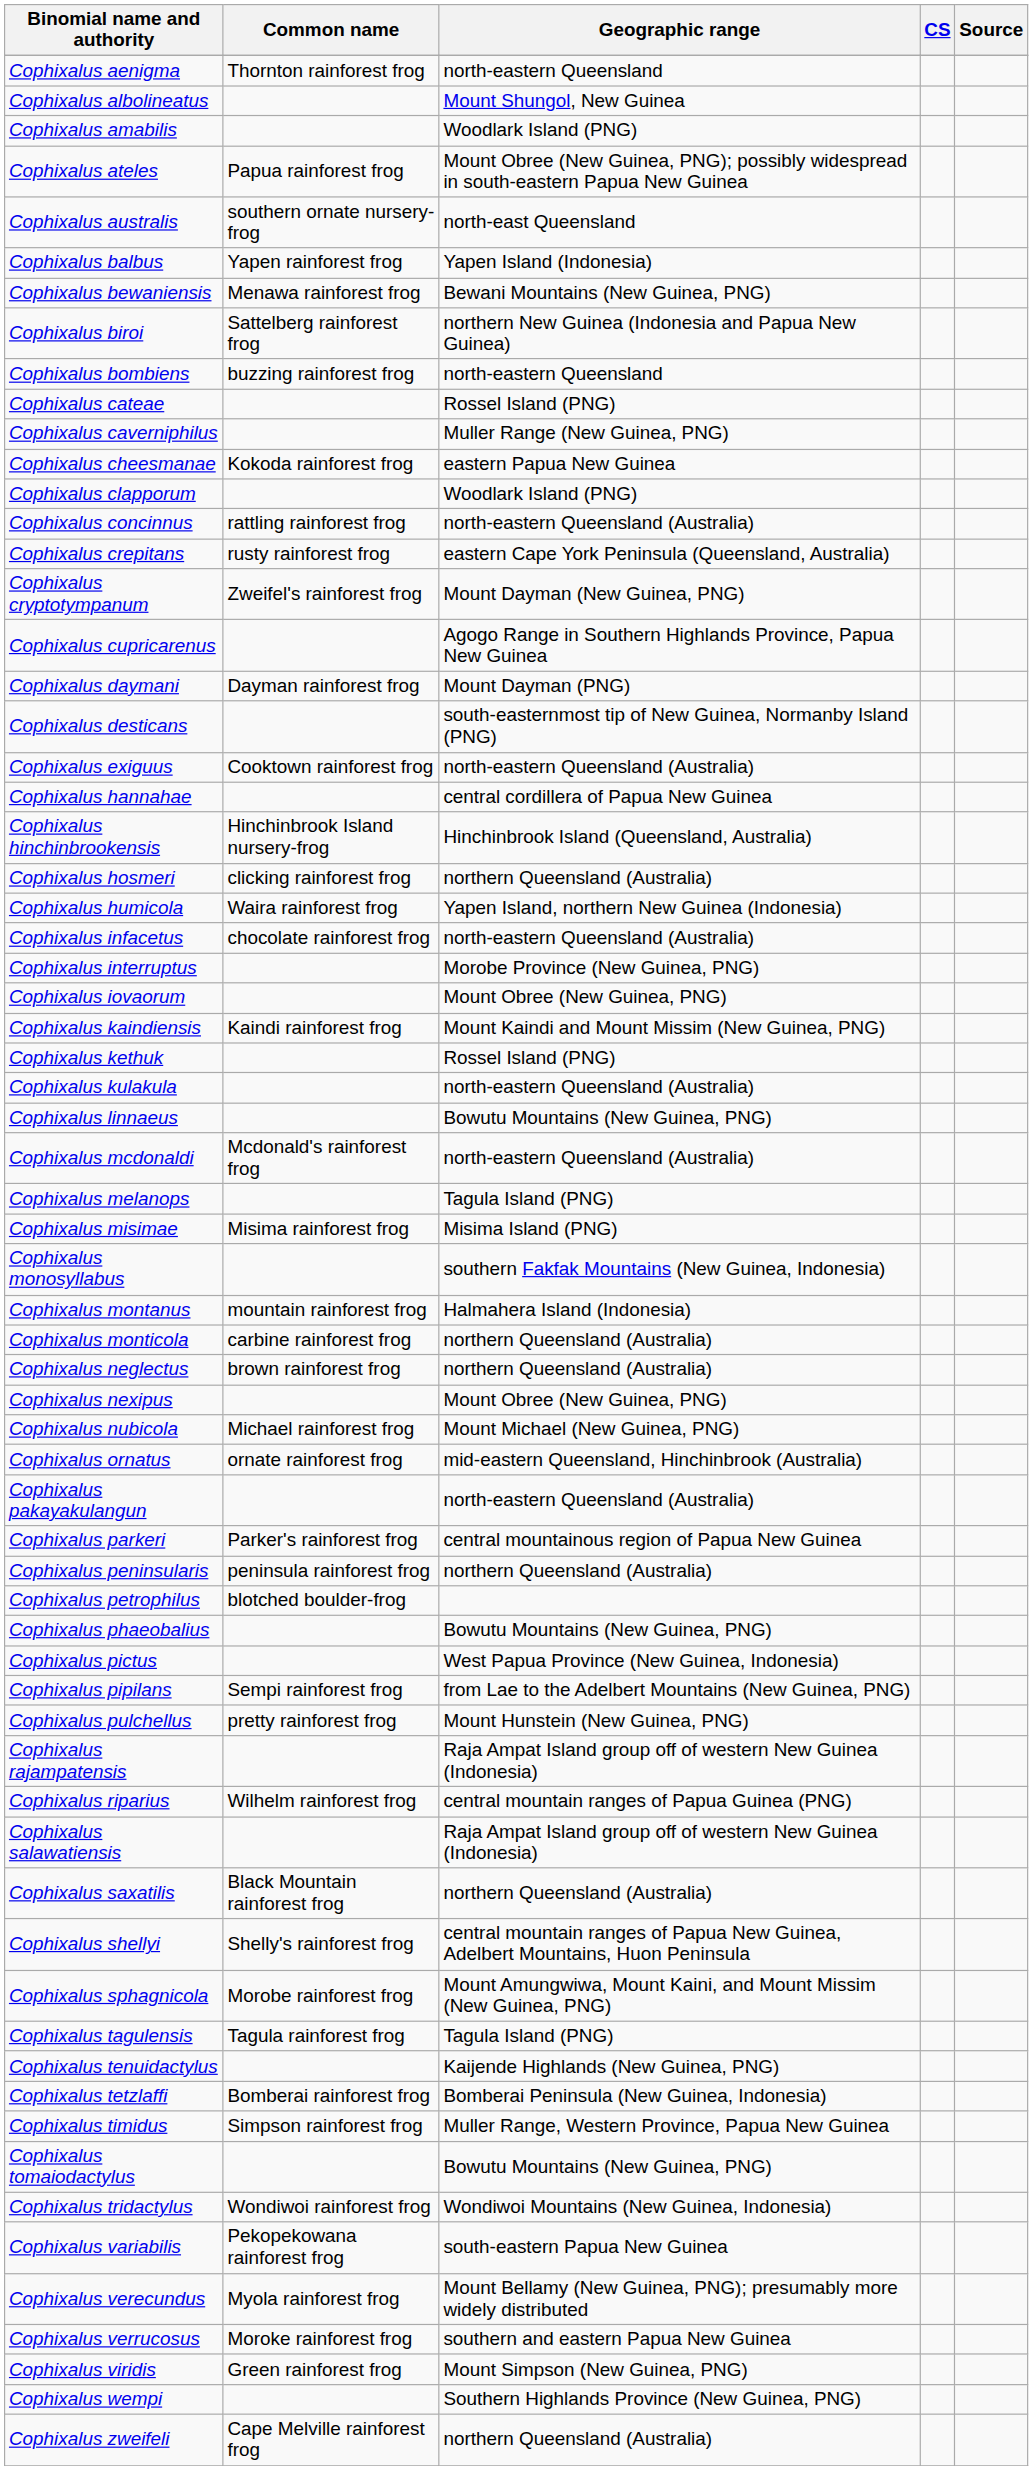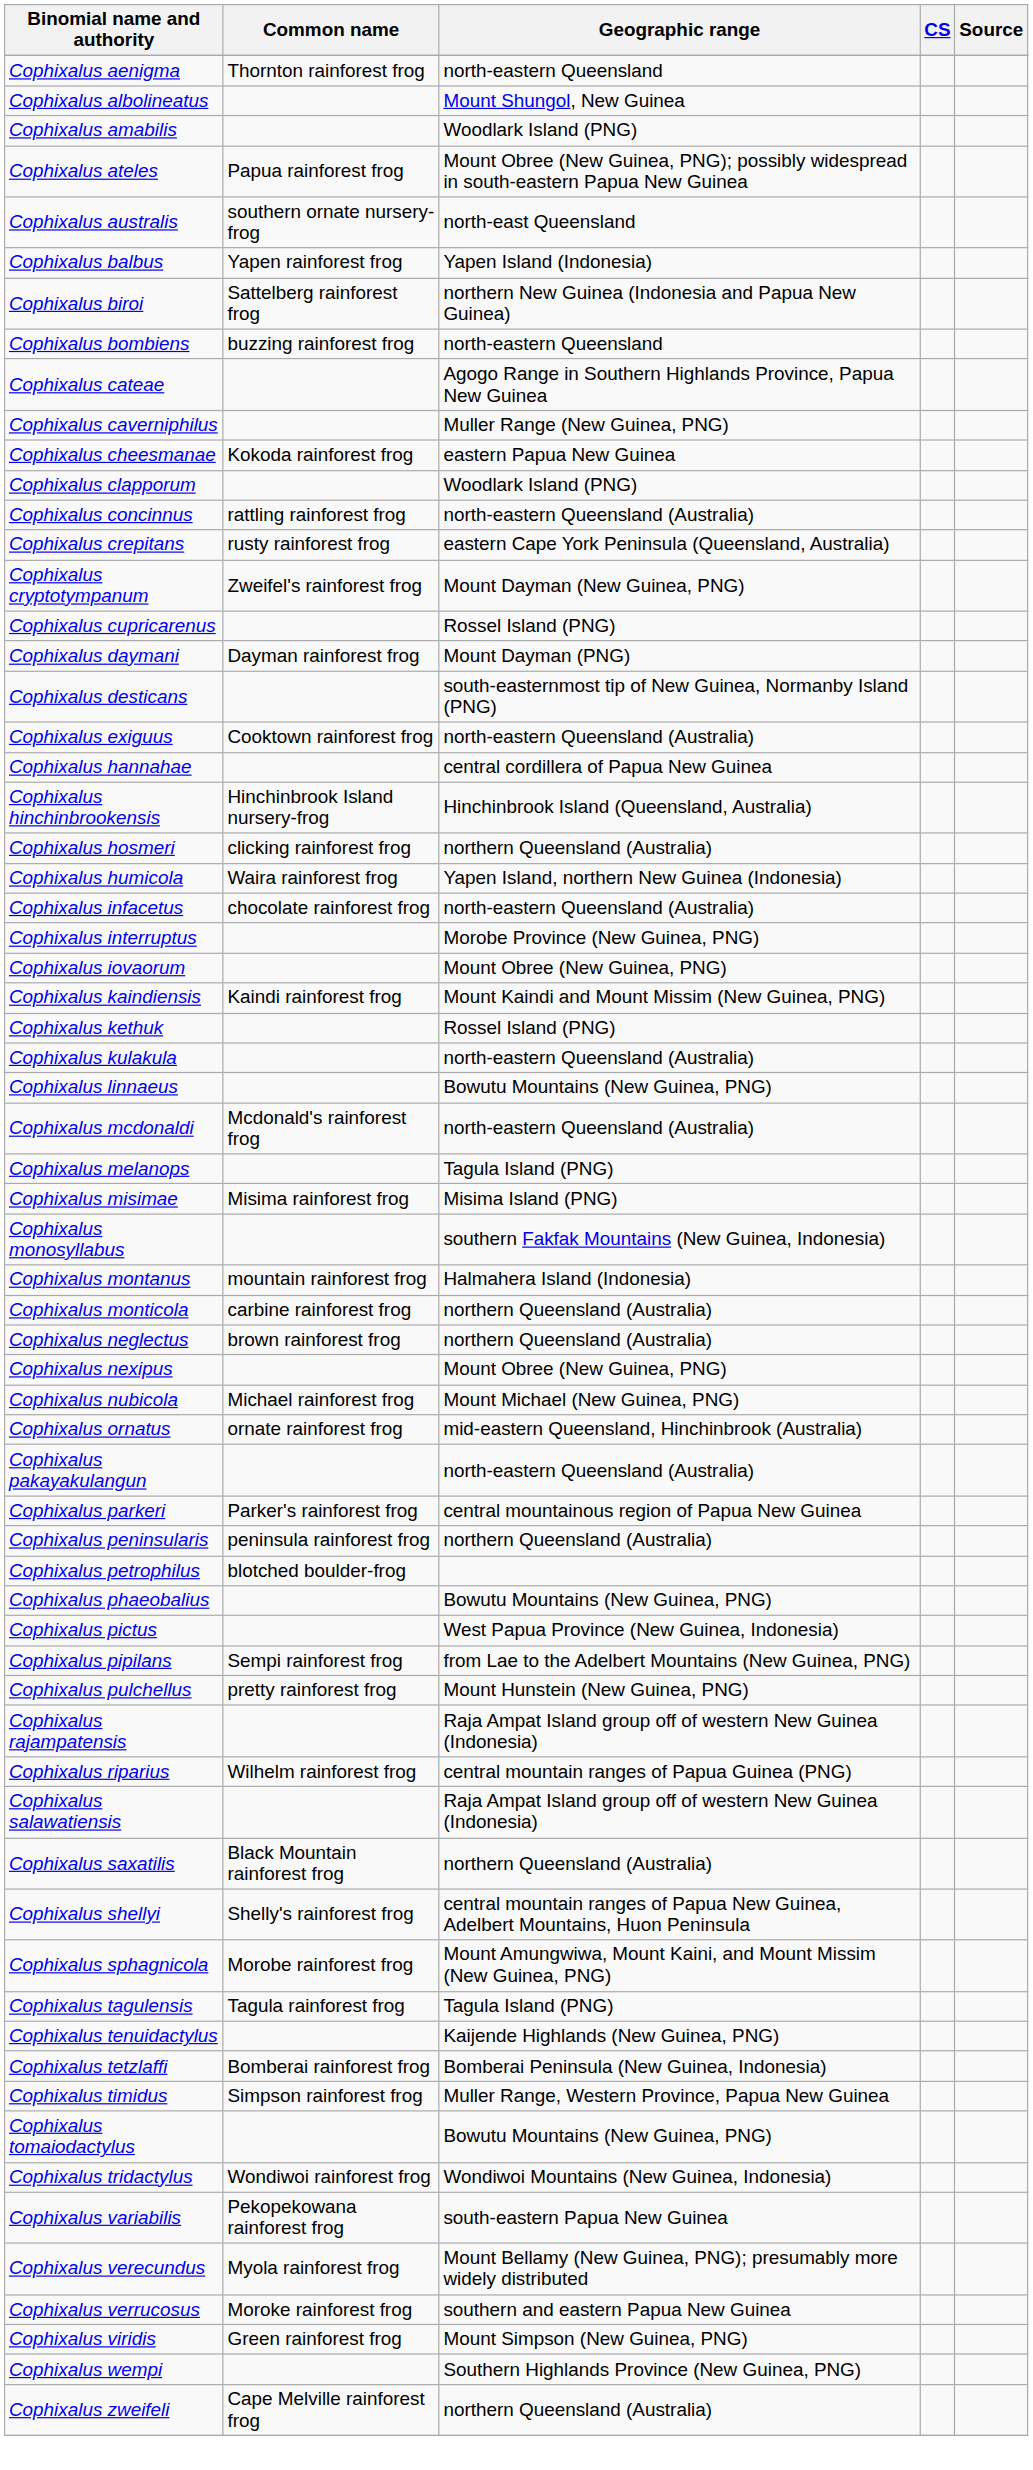- row: (110, 292)
(529, 403) Rossel Island (PNG) -> (669, 384) Agogo Range in Southern Highlands Province, Papua New Guinea
(669, 645) Agogo Range in Southern Highlands Province, Papua New Guinea -> (529, 625) Rossel Island (PNG)
